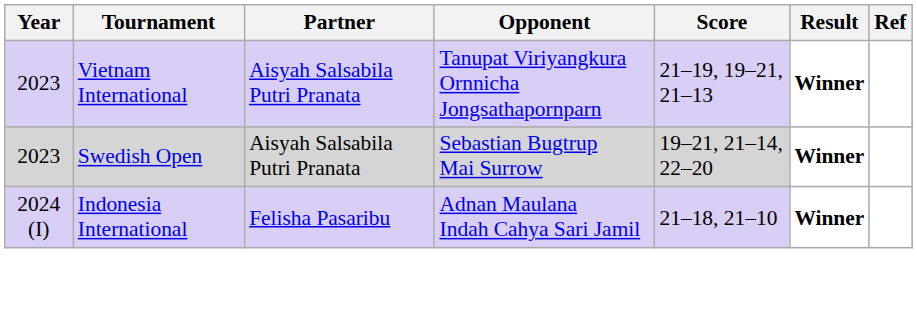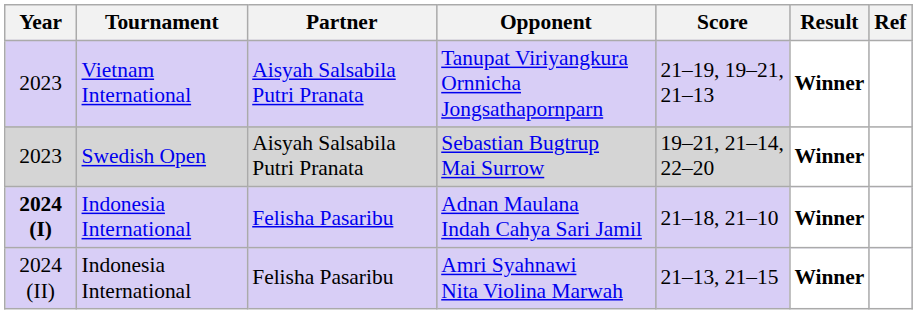(39, 217) normal -> (41, 217) bold
+ row: (532, 278)
